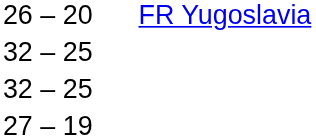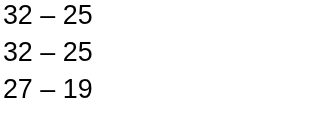- row: (48, 15)
